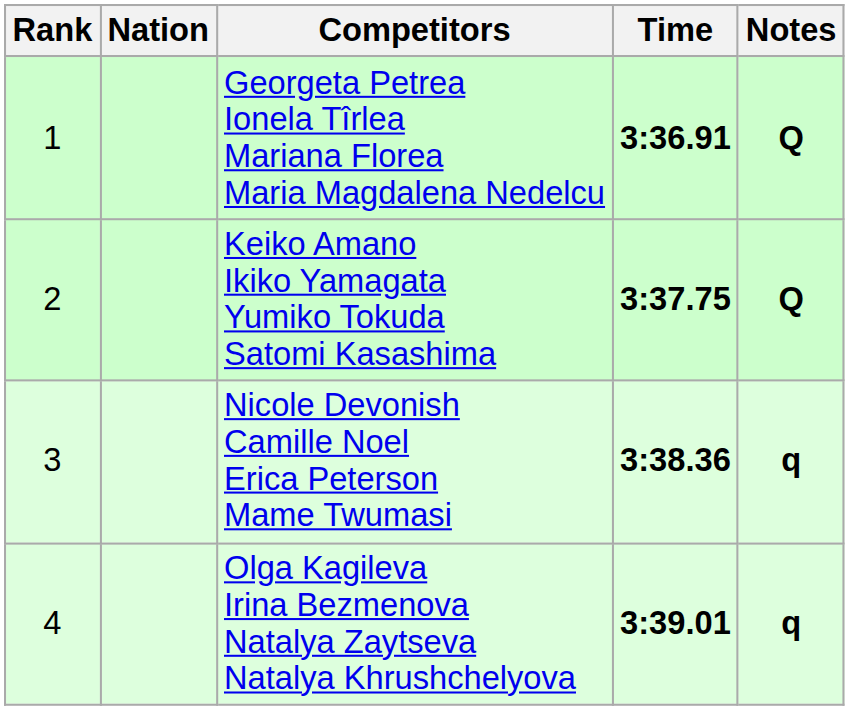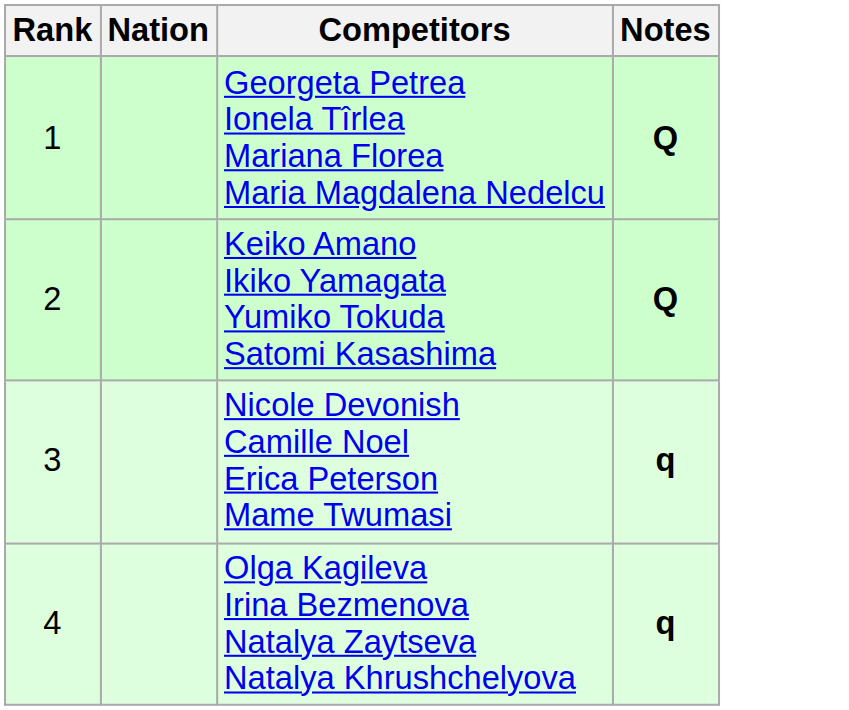- column: (675, 30)
